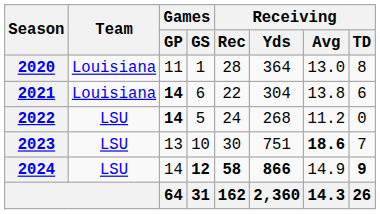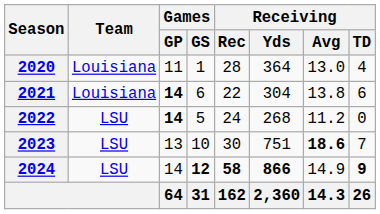(362, 68) 8 -> (362, 68) 4
